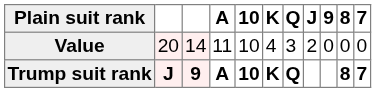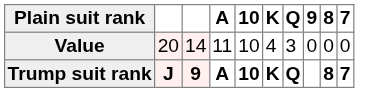- column: (312, 18)
